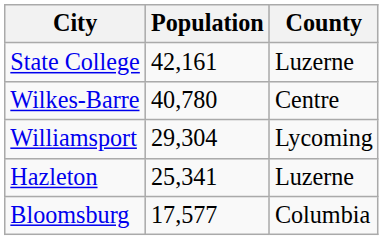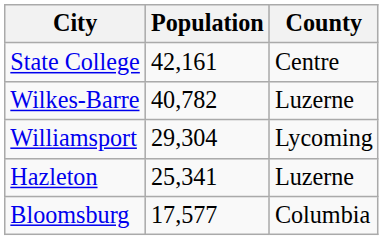(314, 61) Luzerne -> (307, 61) Centre
(184, 100) 40,780 -> (184, 100) 40,782
(307, 100) Centre -> (314, 100) Luzerne
